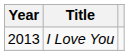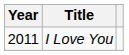(24, 38) 2013 -> (23, 38) 2011
